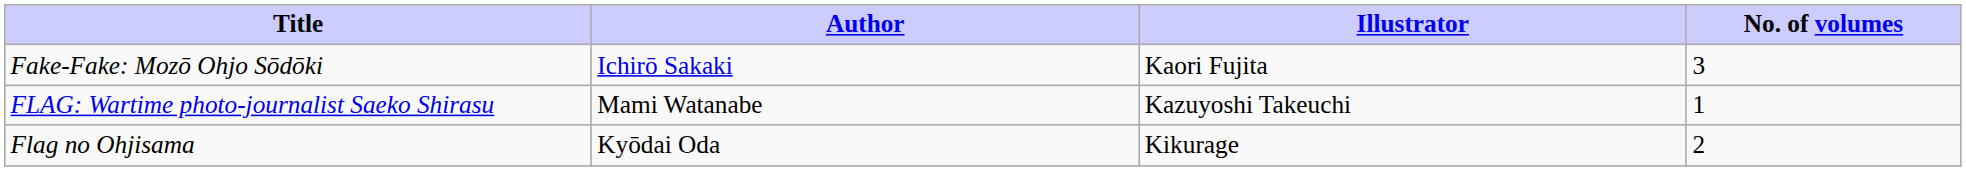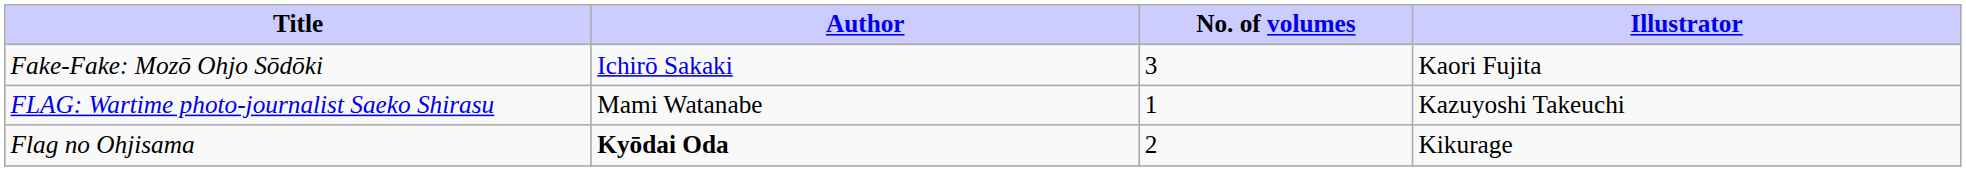columns swapped: (1413, 24) <-> (1823, 24)
(659, 144) normal -> (663, 144) bold
